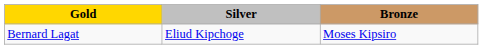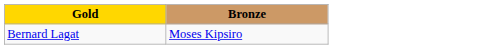- column: (241, 14)
